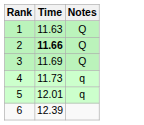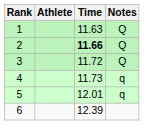+ column: (55, 12)
(50, 62) 11.69 -> (90, 62) 11.72
